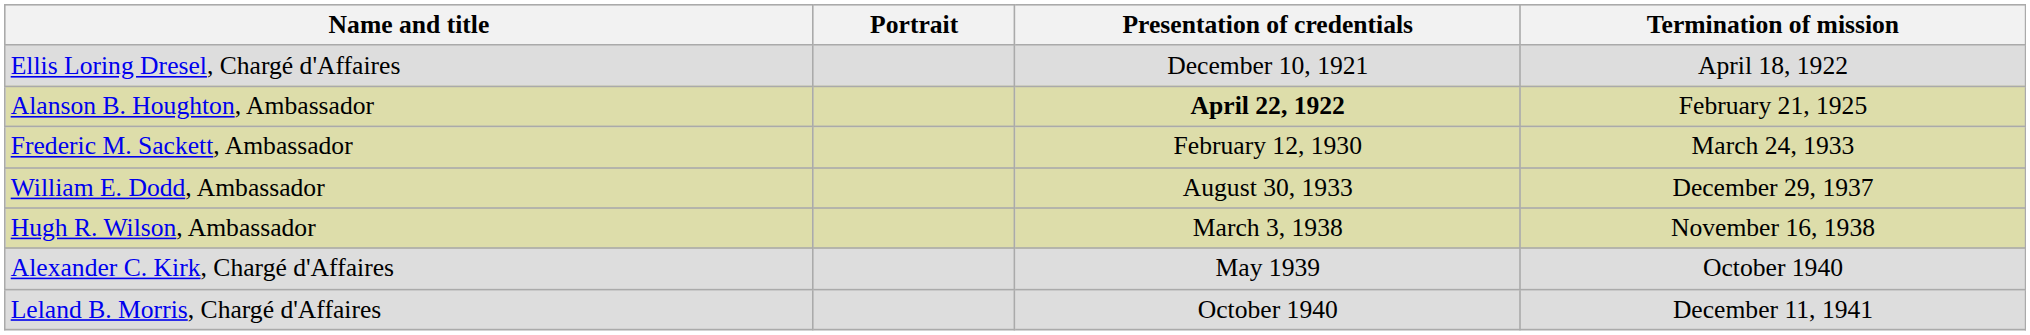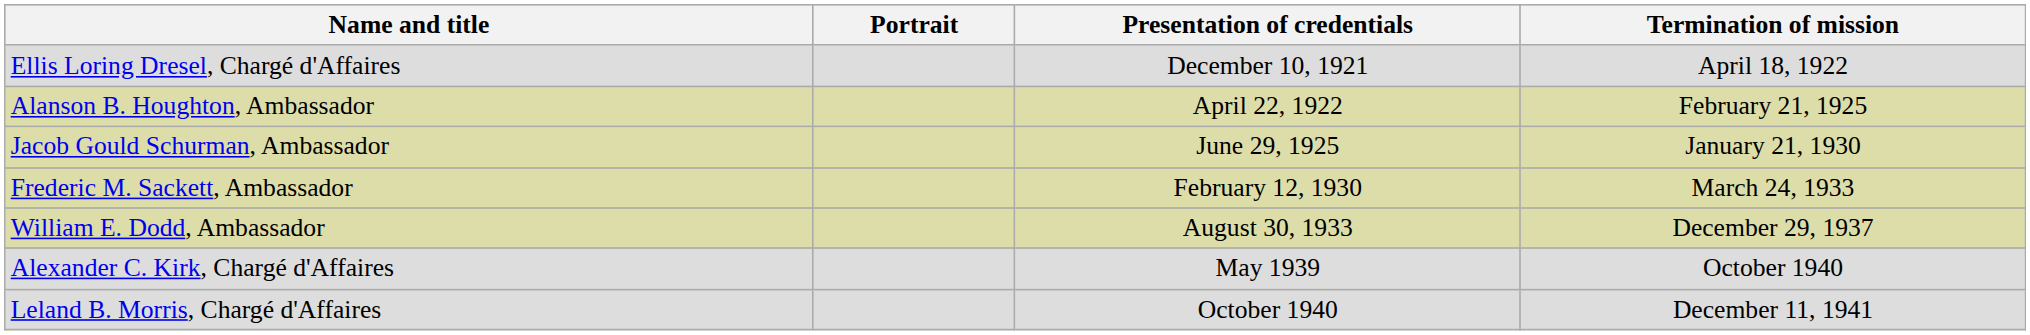(1268, 106) bold -> (1268, 106) normal
+ row: (200, 146)
- row: (163, 227)
